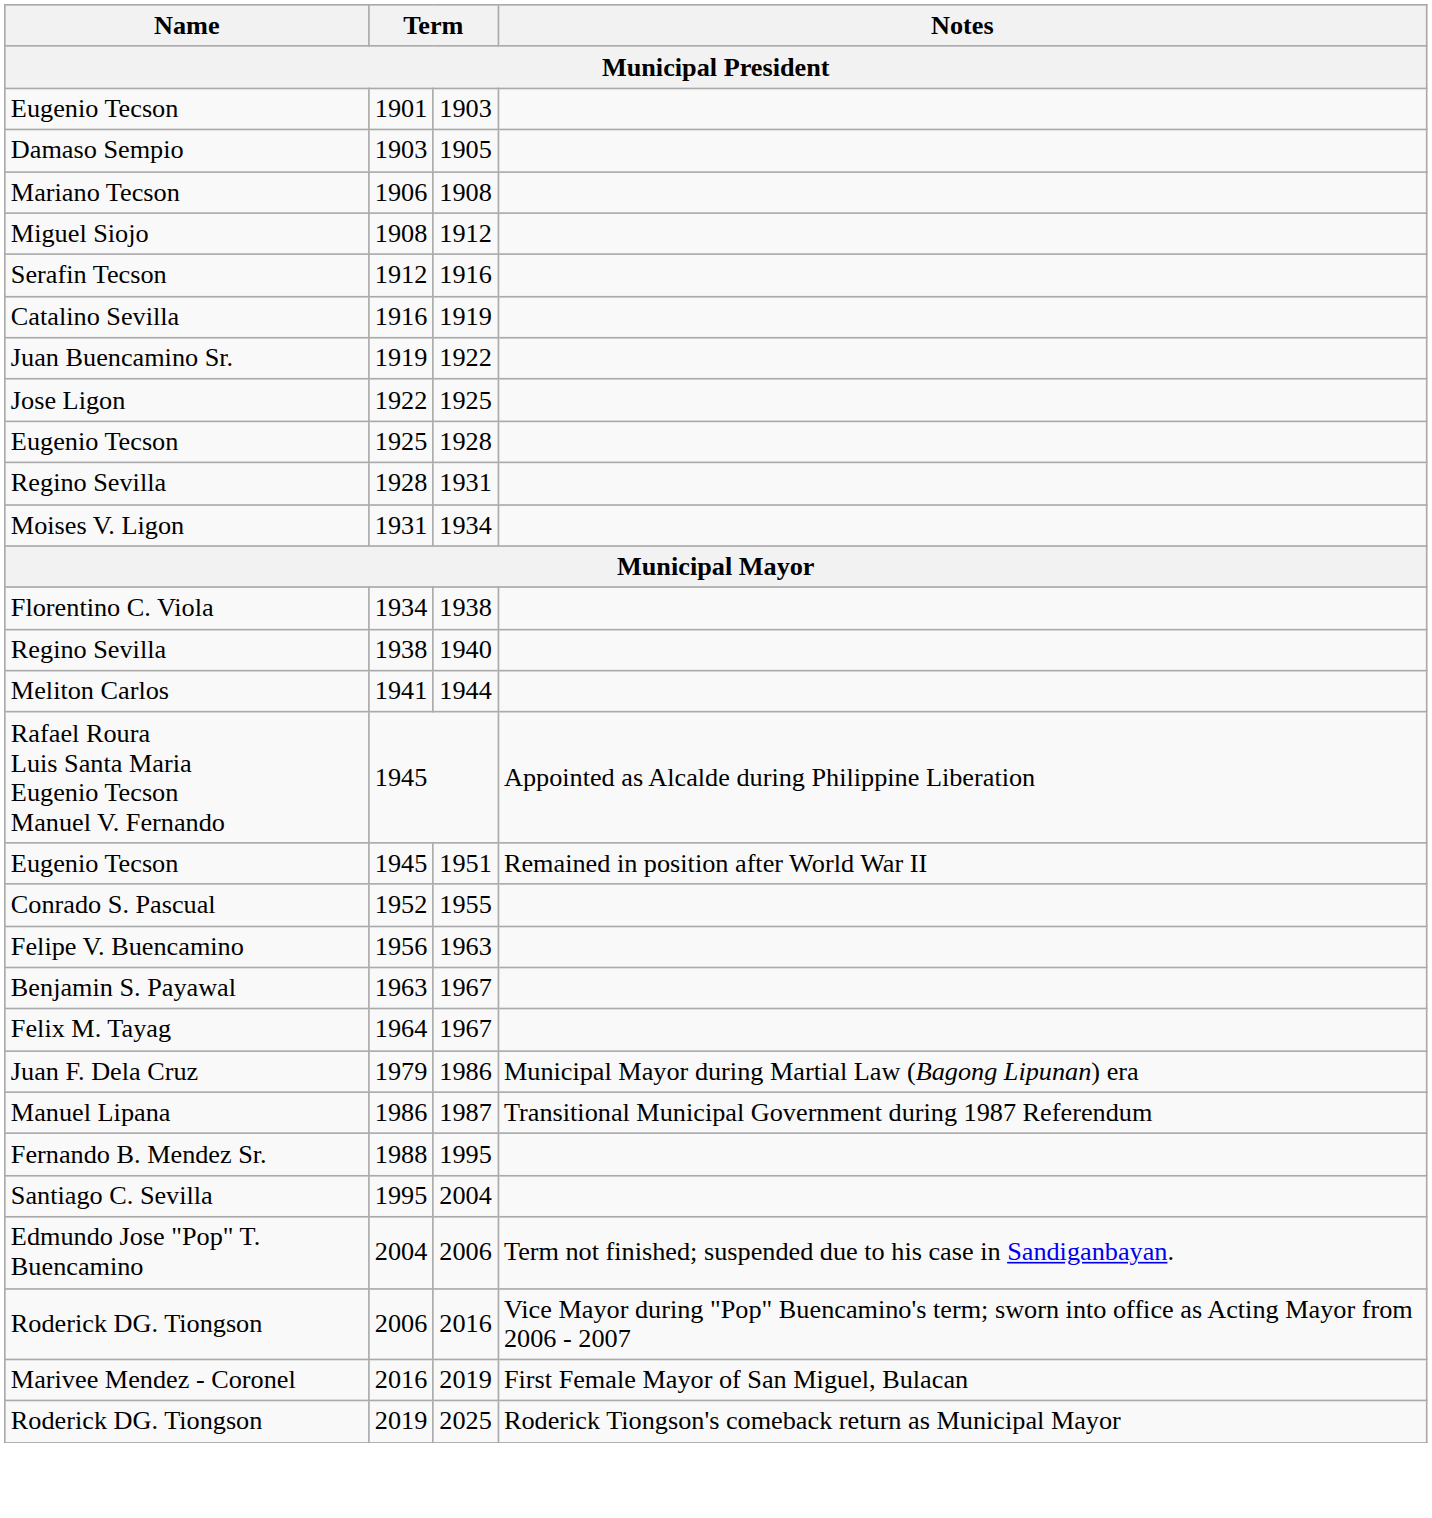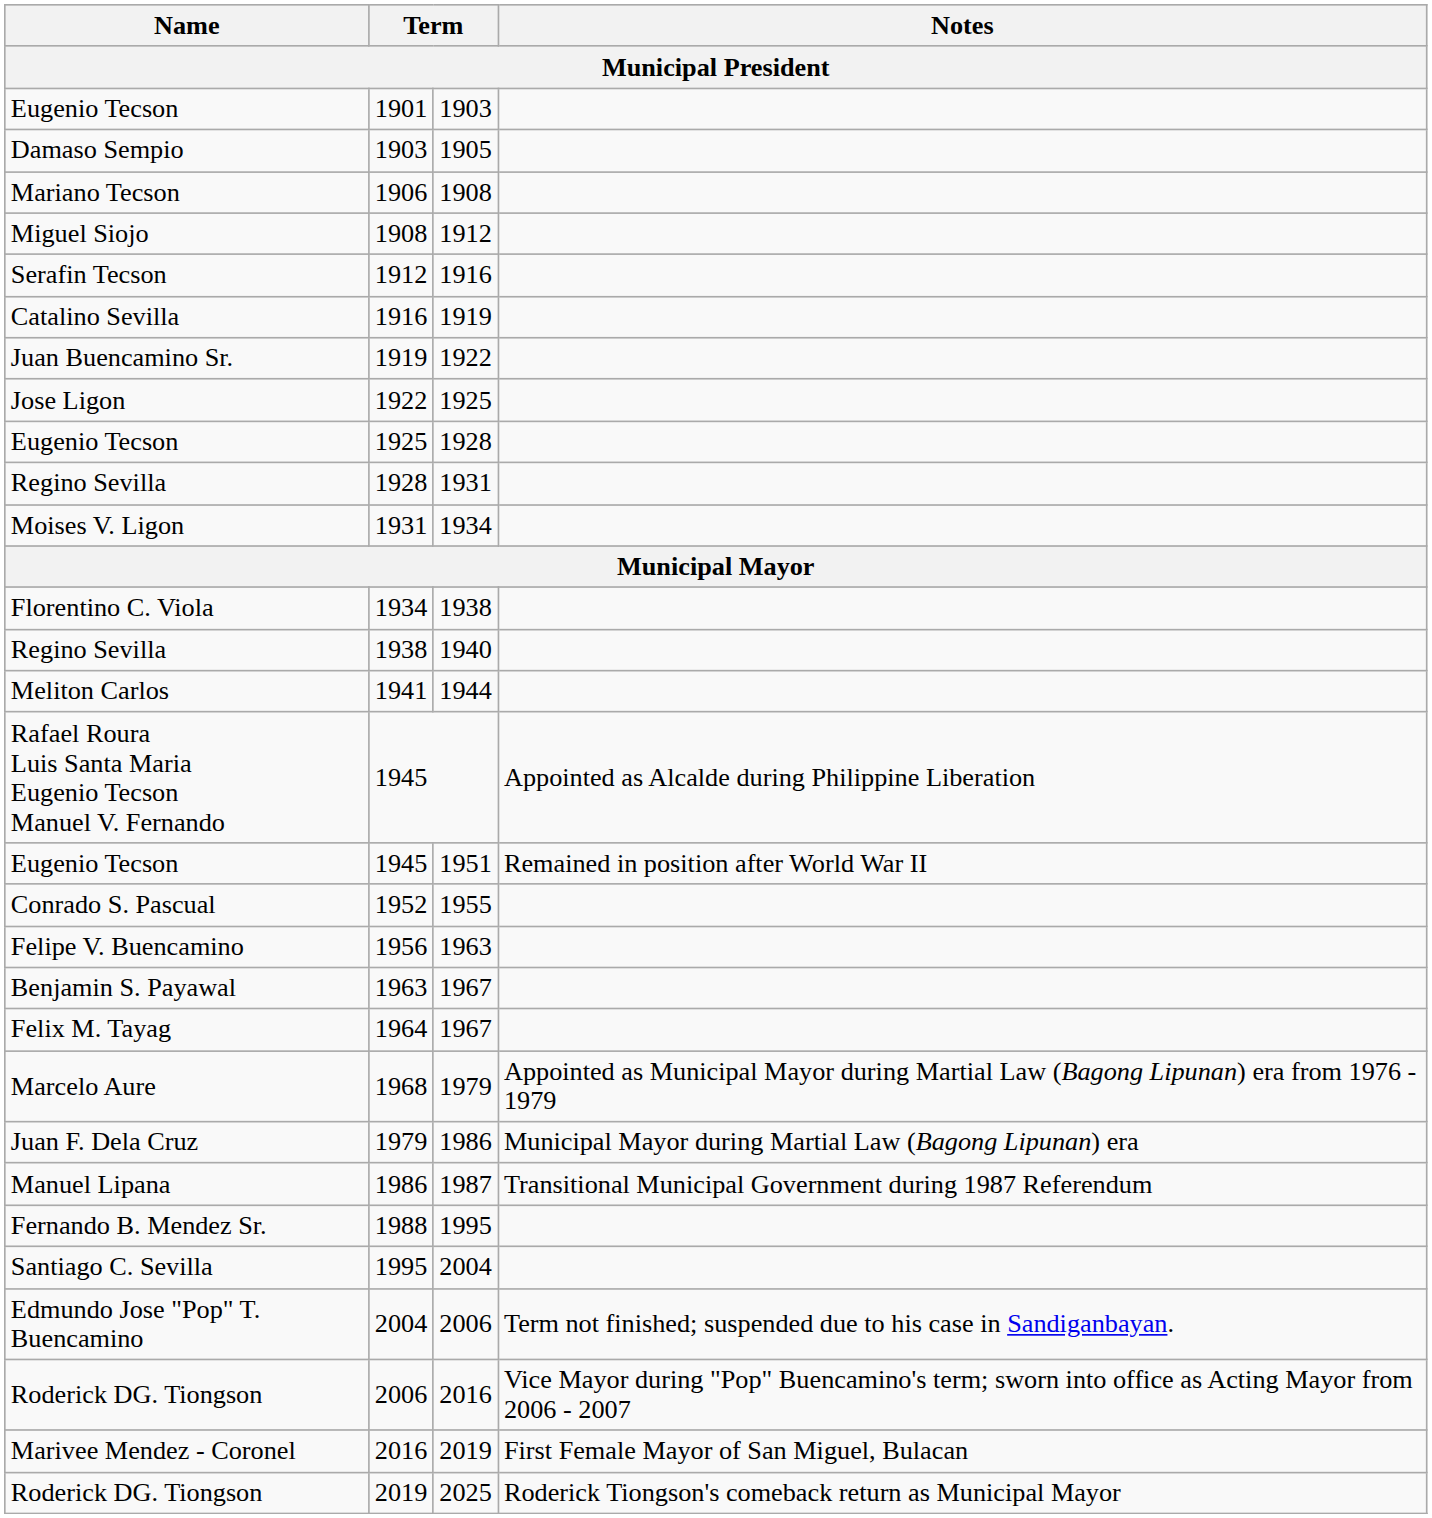+ row: (401, 1085)
